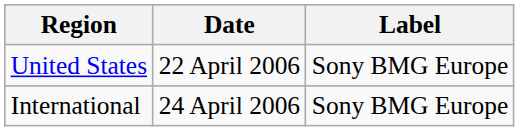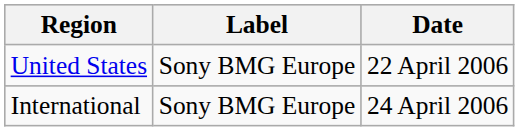columns swapped: (229, 24) <-> (410, 24)
